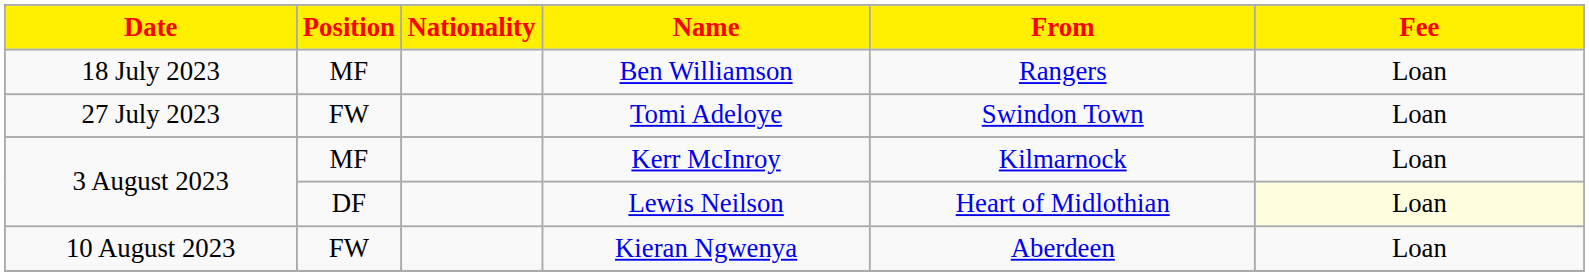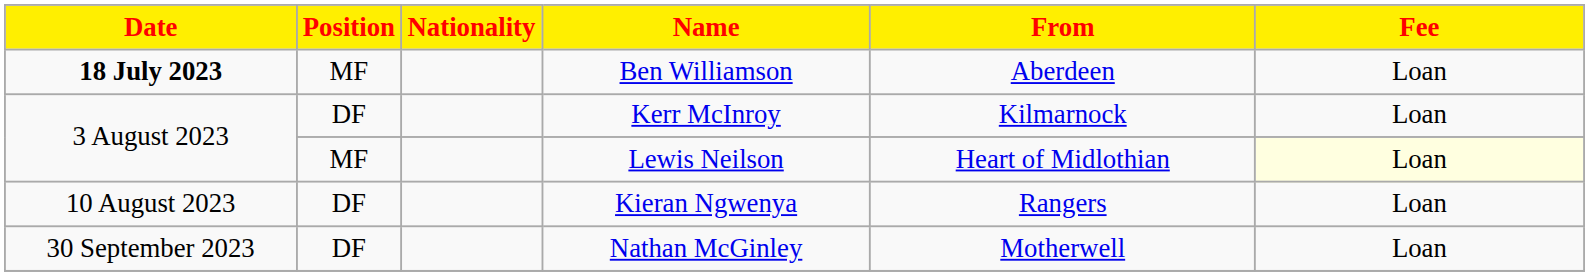(151, 71) normal -> (151, 71) bold
(1063, 71) Rangers -> (1063, 71) Aberdeen
- row: (706, 115)
(349, 159) MF -> (349, 115) DF
(349, 203) DF -> (349, 159) MF
(349, 247) FW -> (349, 203) DF
(1063, 247) Aberdeen -> (1063, 203) Rangers
+ row: (706, 247)
